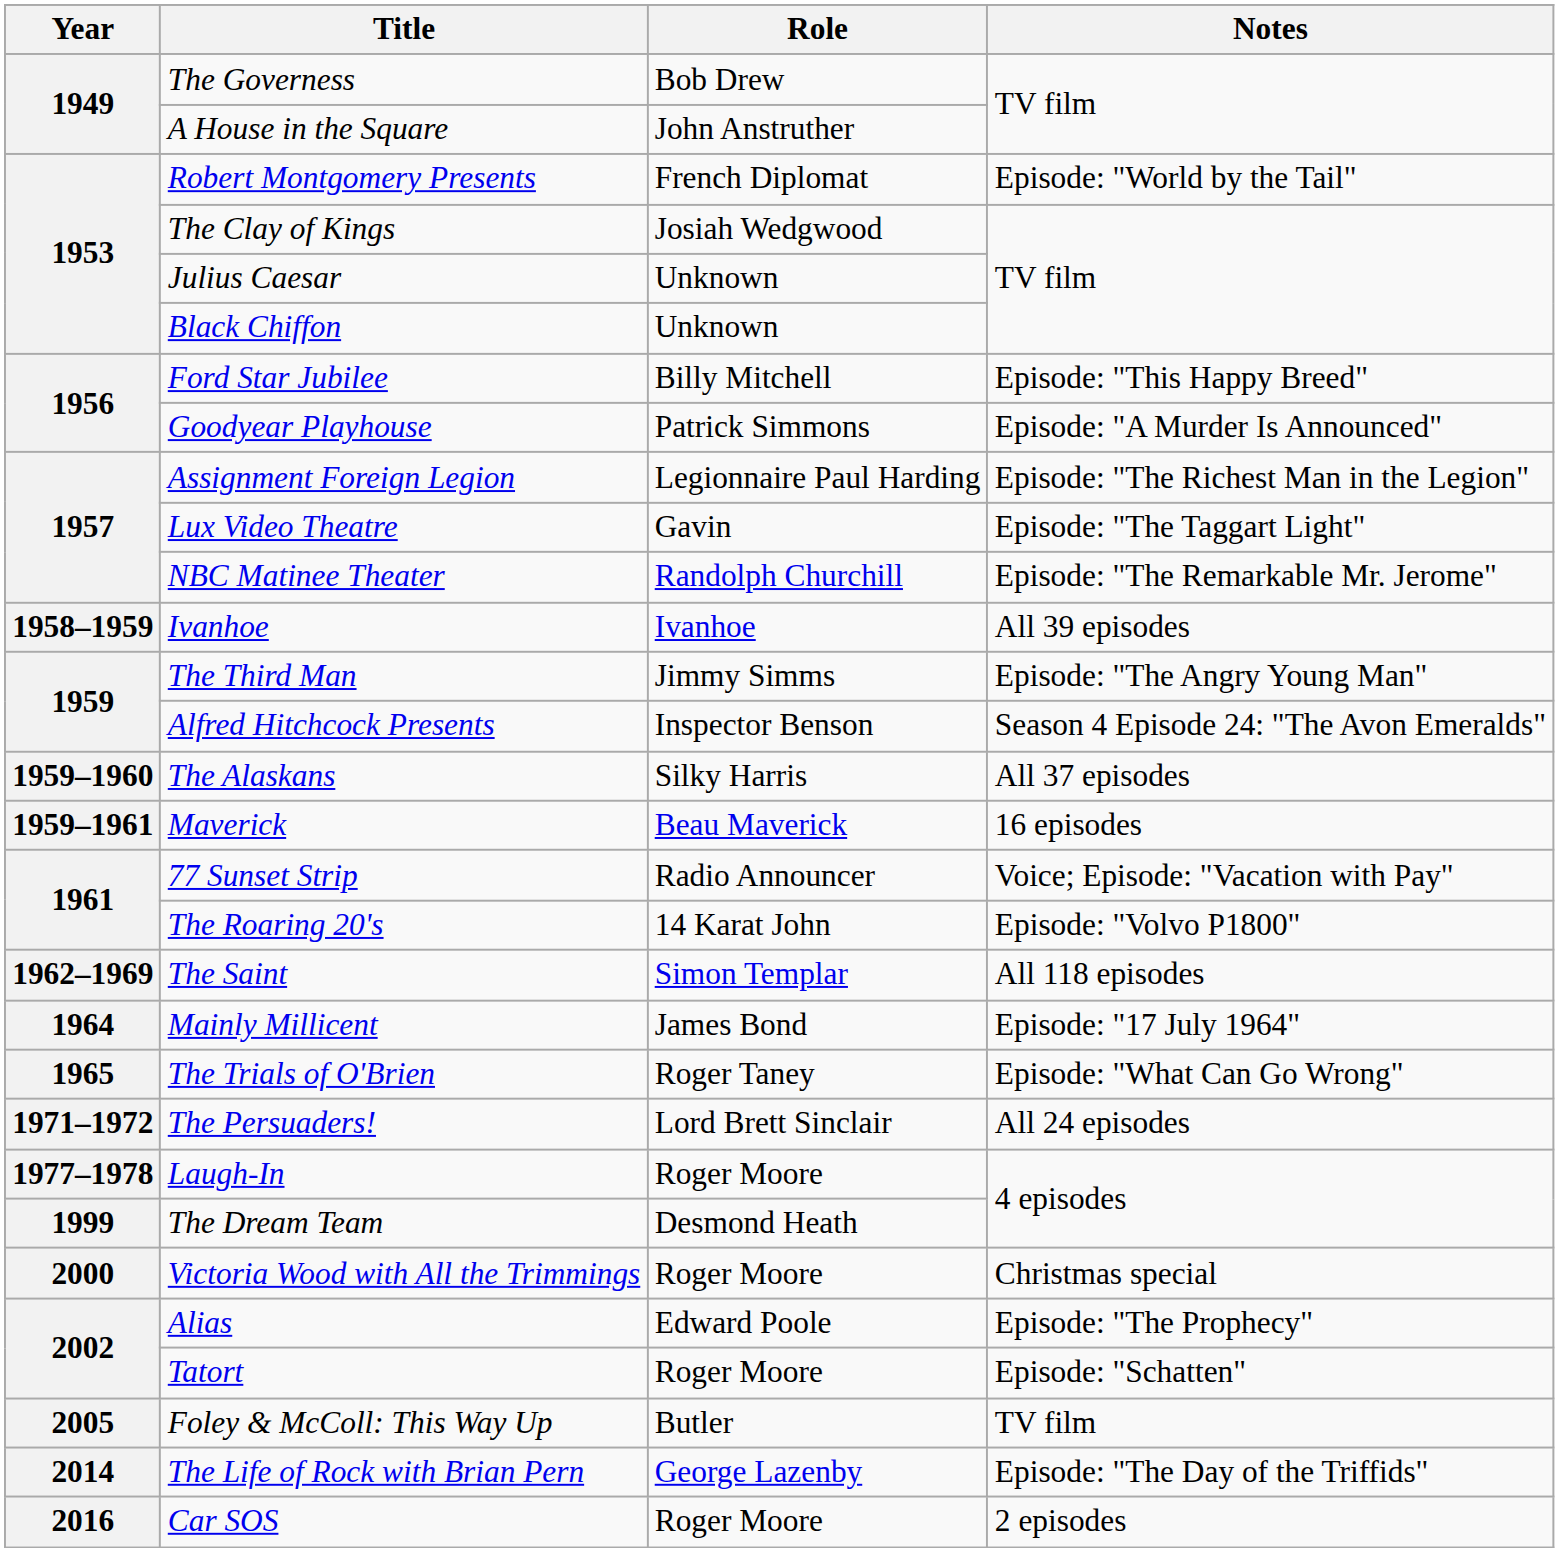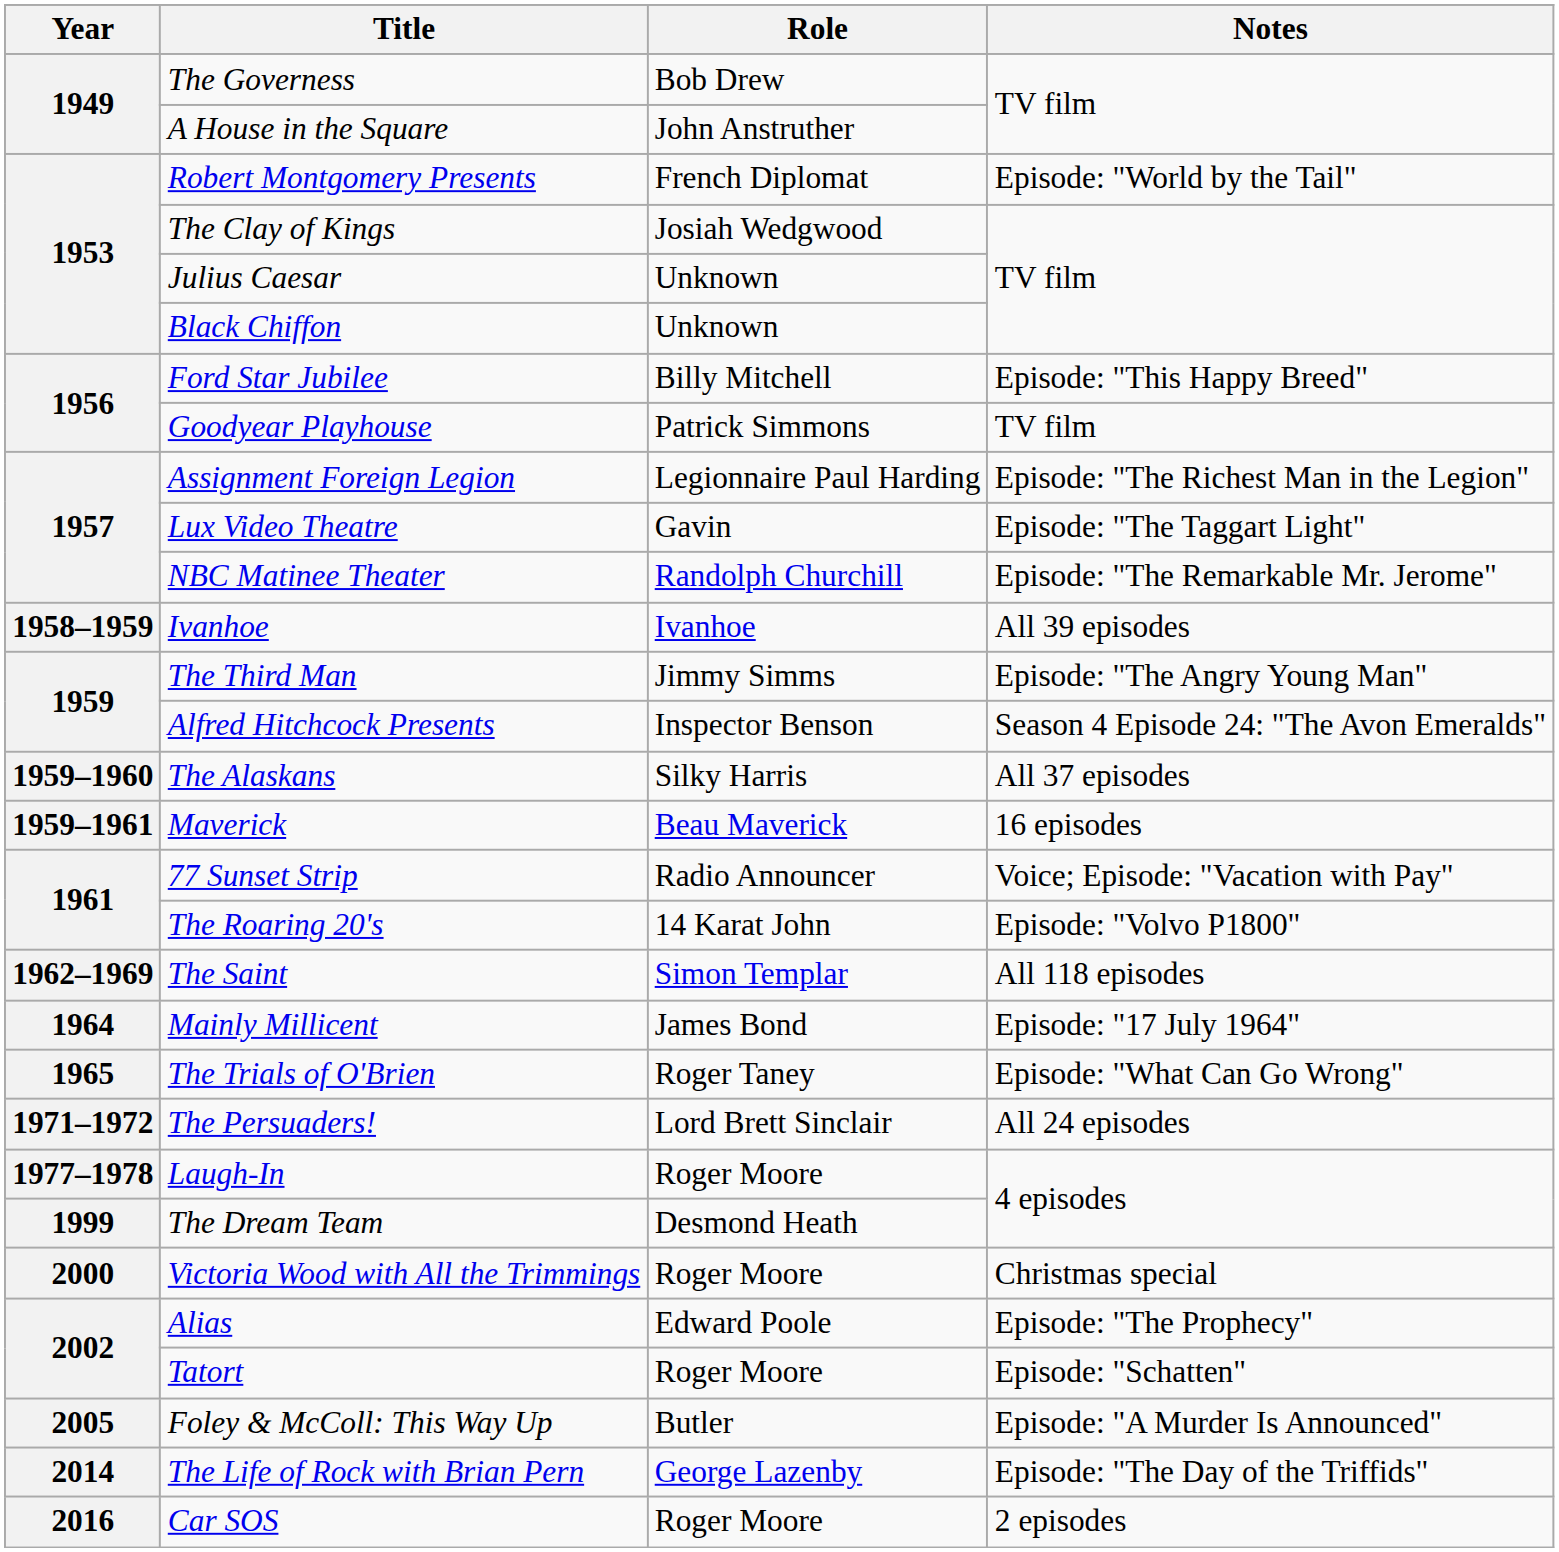(1218, 427) Episode: "A Murder Is Announced" -> (1046, 427) TV film
(1046, 1421) TV film -> (1218, 1421) Episode: "A Murder Is Announced"
